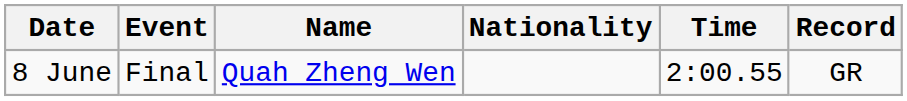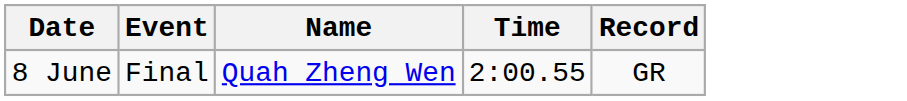- column: (561, 28)
